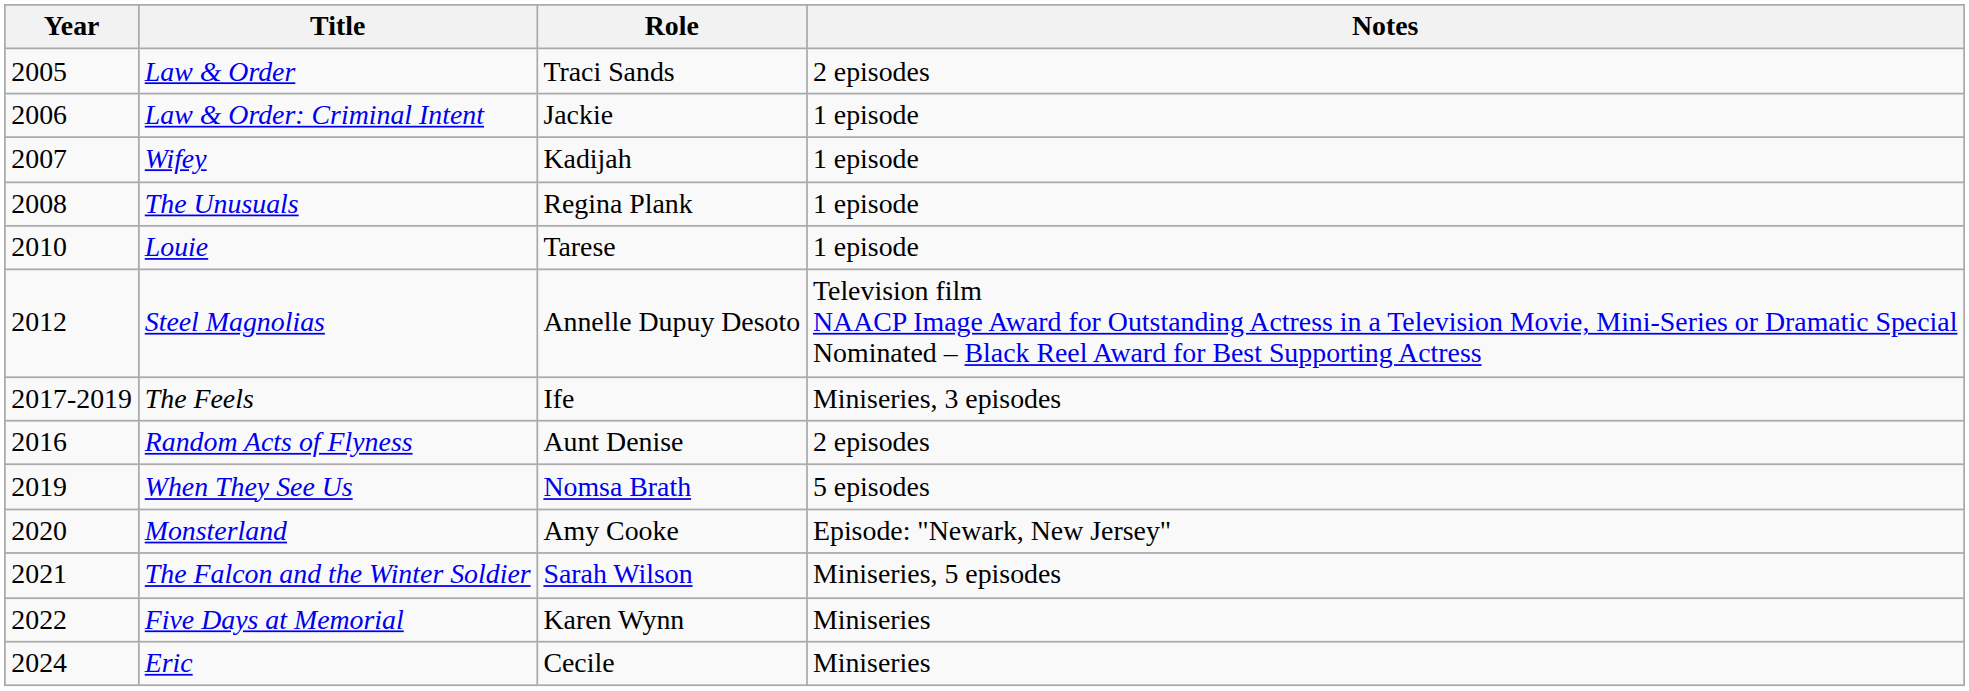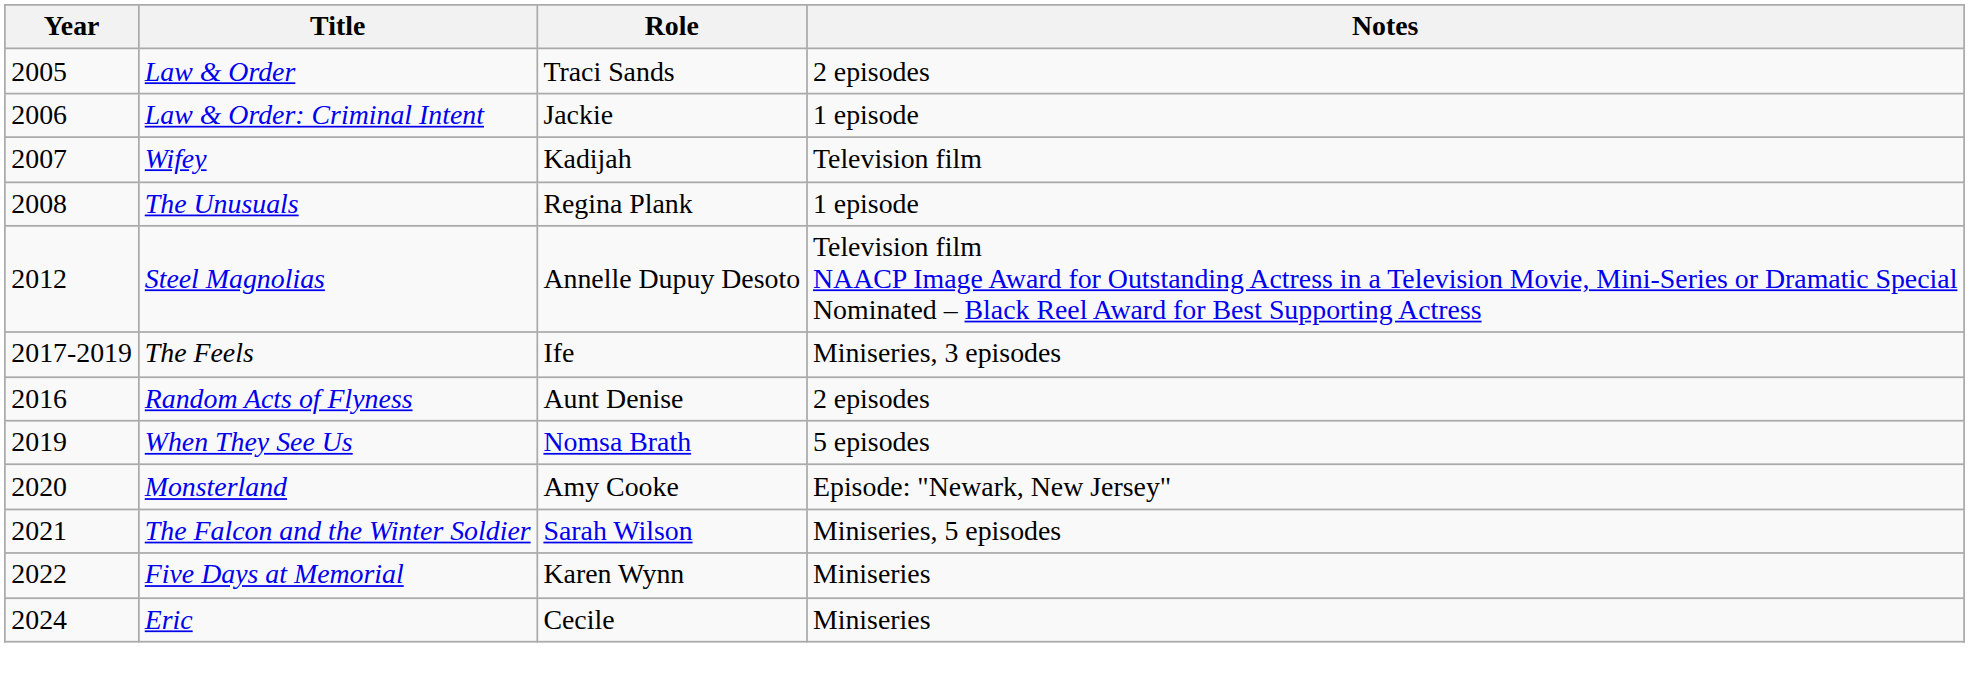(866, 159) 1 episode -> (897, 159) Television film
- row: (176, 247)
